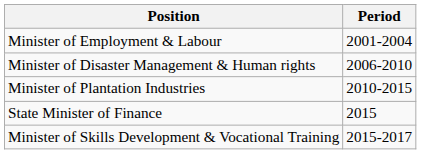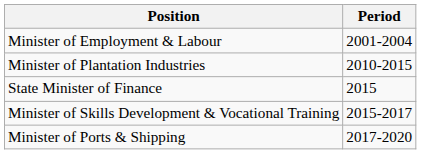- row: (162, 64)
+ row: (97, 137)
